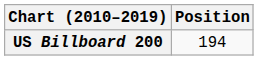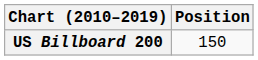(212, 43) 194 -> (212, 43) 150
